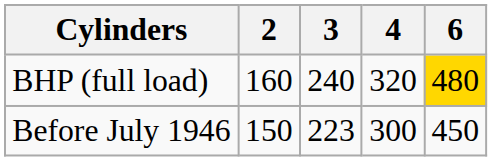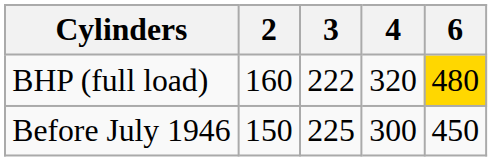(331, 79) 240 -> (331, 79) 222
(331, 130) 223 -> (331, 130) 225
